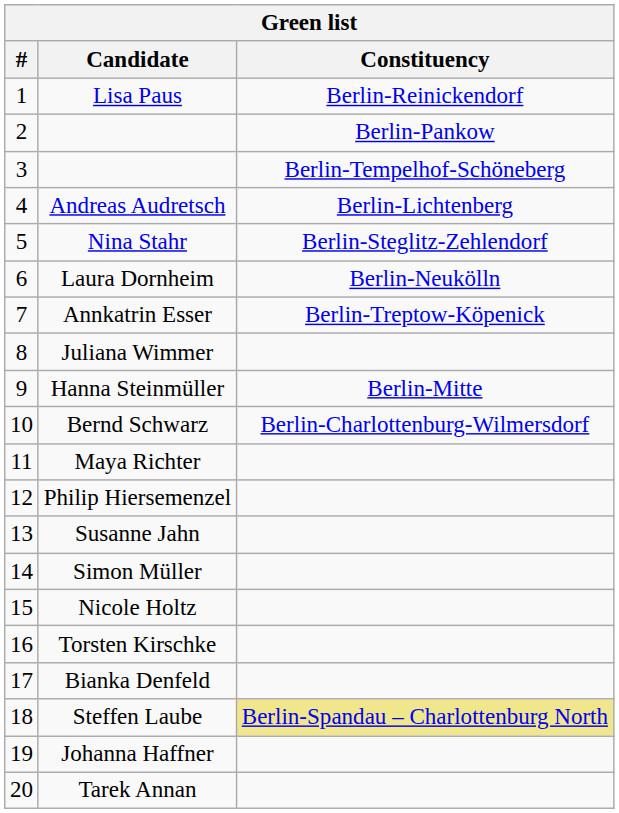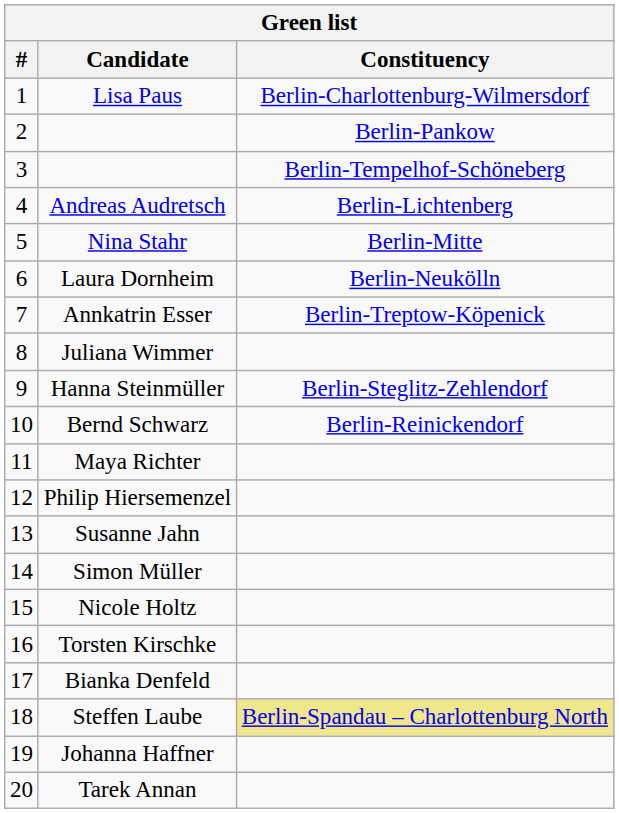(425, 95) Berlin-Reinickendorf -> (425, 95) Berlin-Charlottenburg-Wilmersdorf
(425, 242) Berlin-Steglitz-Zehlendorf -> (425, 242) Berlin-Mitte
(425, 388) Berlin-Mitte -> (425, 388) Berlin-Steglitz-Zehlendorf
(425, 424) Berlin-Charlottenburg-Wilmersdorf -> (425, 424) Berlin-Reinickendorf
